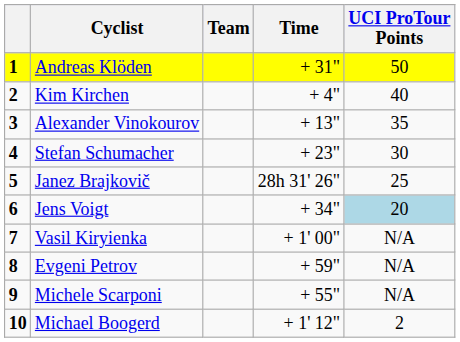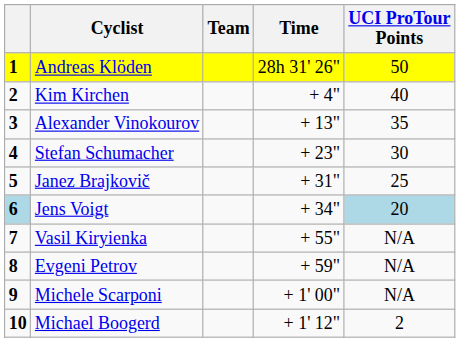(320, 67) + 31" -> (299, 67) 28h 31' 26"
(299, 180) 28h 31' 26" -> (320, 180) + 31"
(13, 209) no background -> (13, 209) lightblue background
(312, 237) + 1' 00" -> (320, 237) + 55"
(320, 294) + 55" -> (312, 294) + 1' 00"
